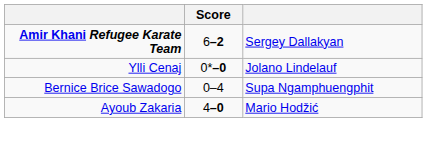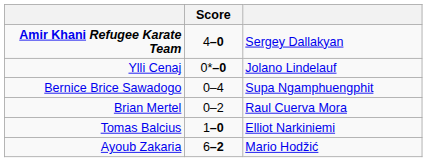(213, 41) 6–2 -> (213, 41) 4–0
+ row: (148, 108)
+ row: (141, 128)
(213, 108) 4–0 -> (213, 147) 6–2
